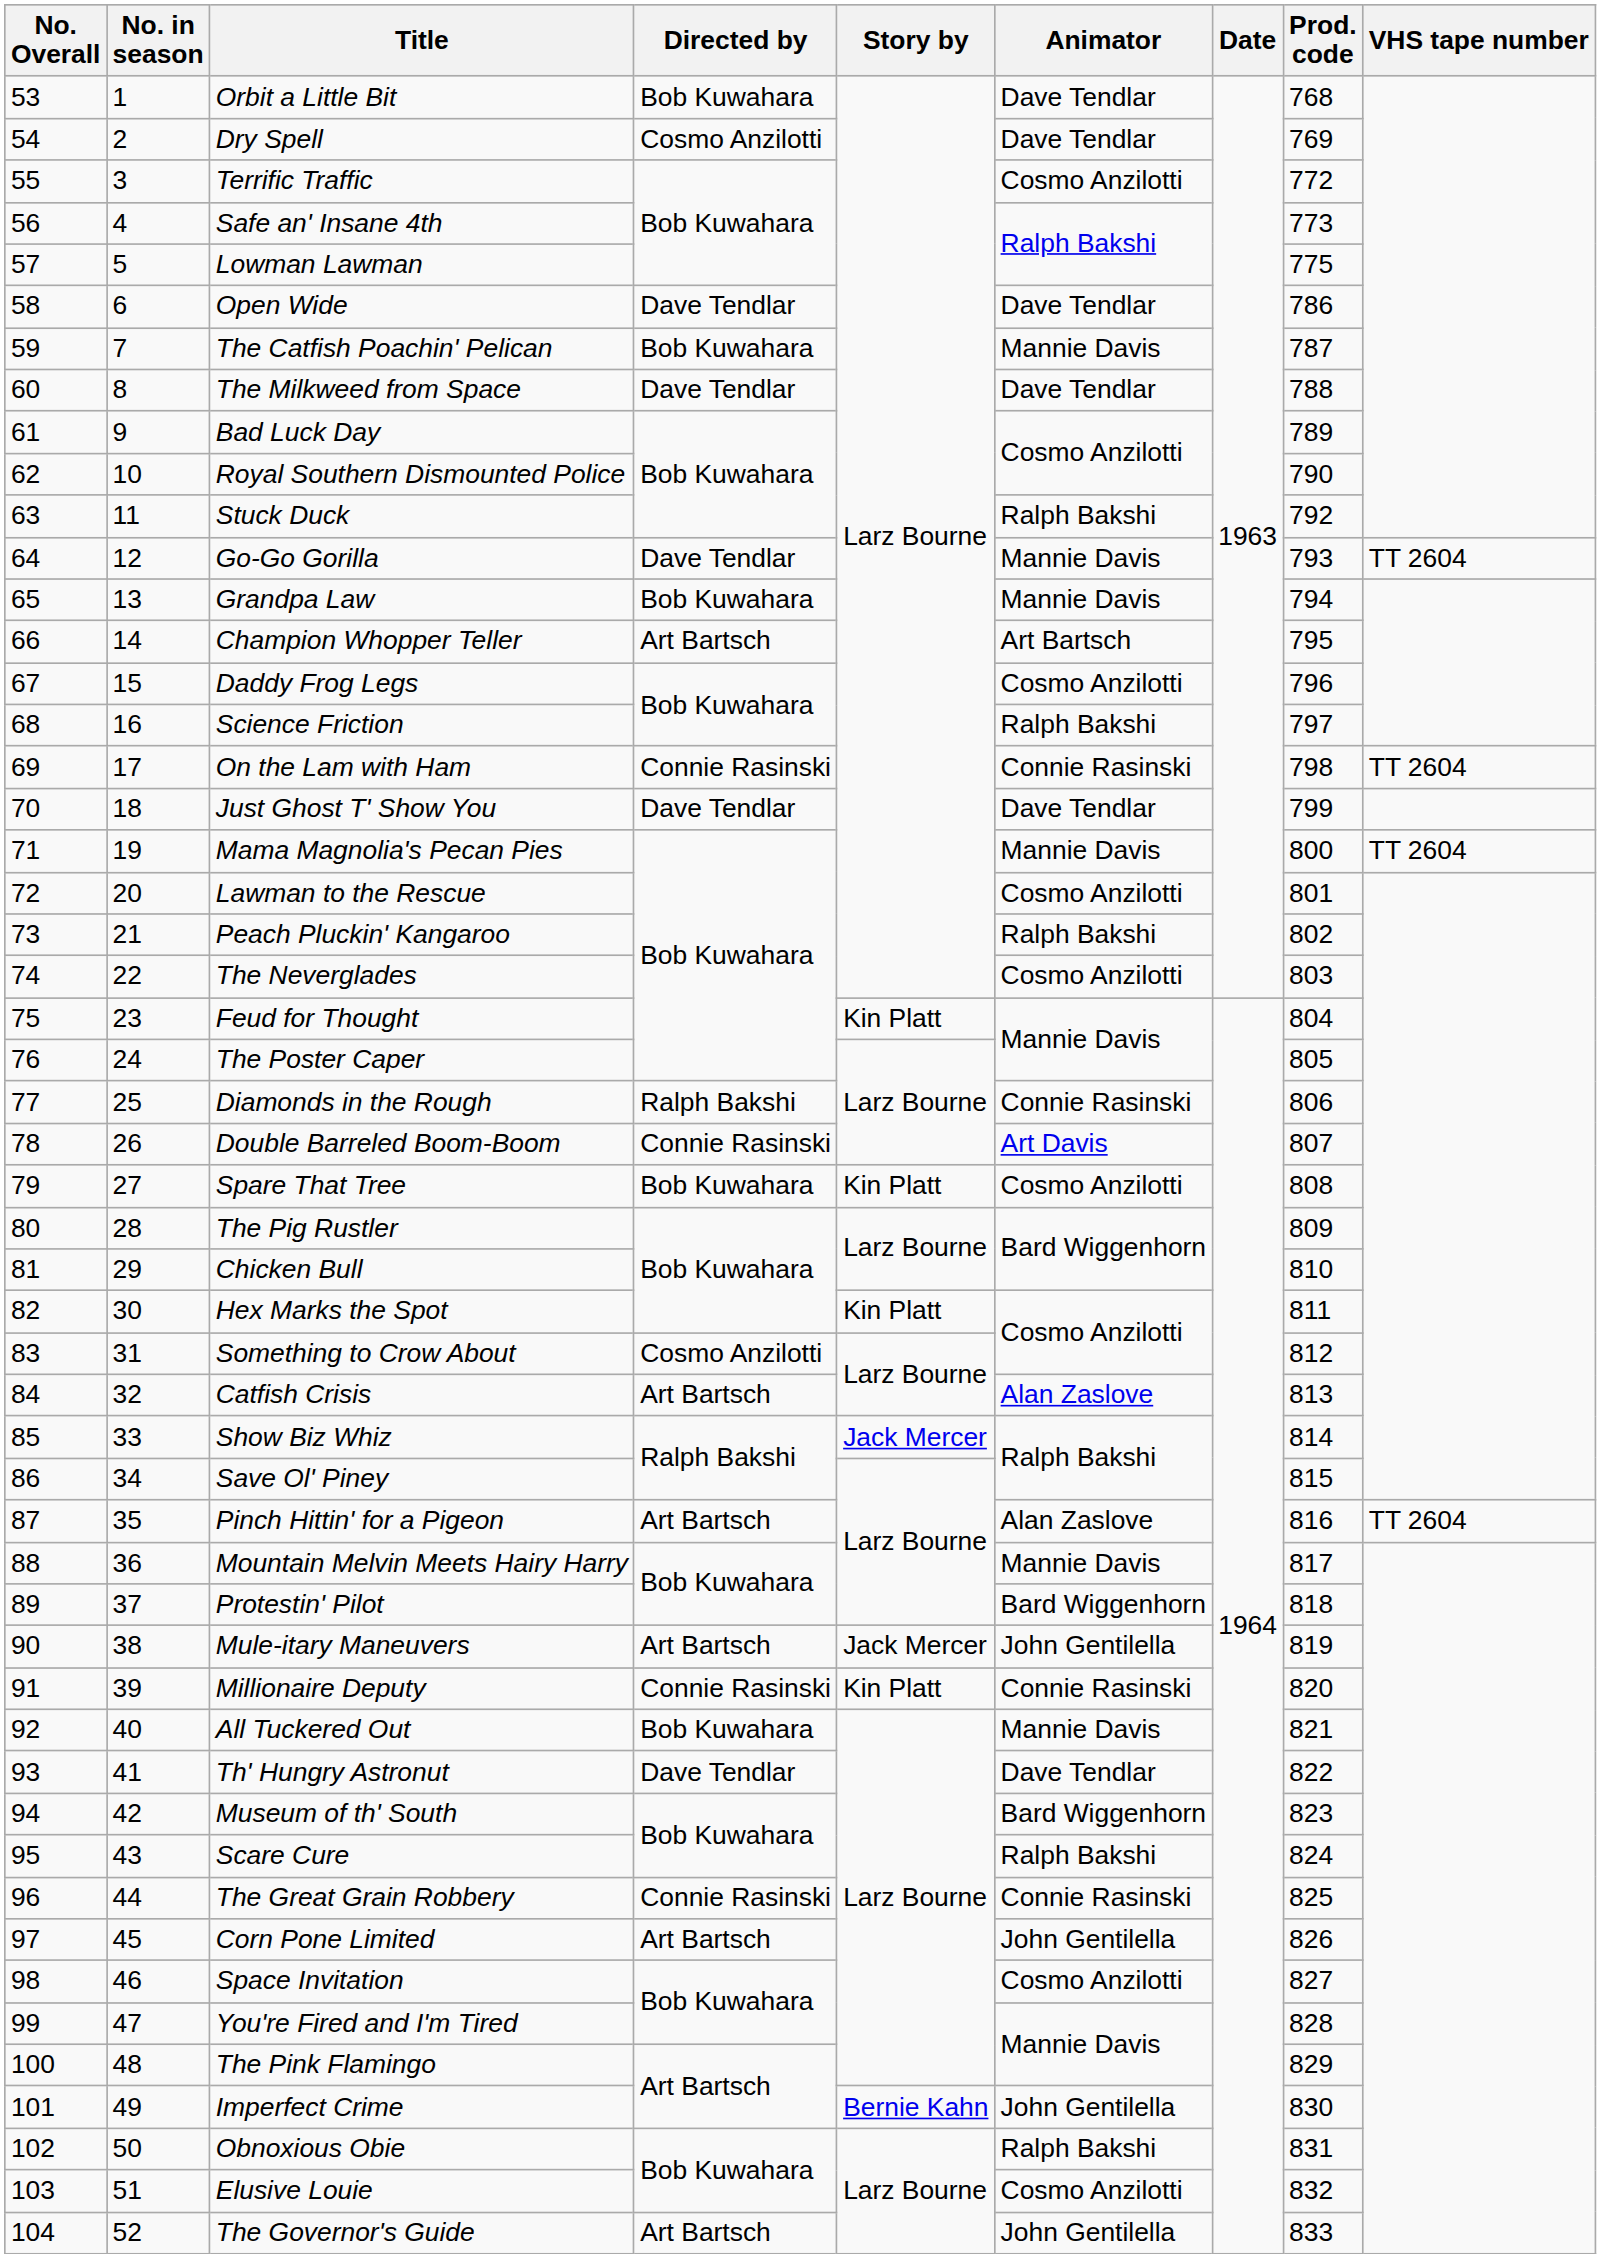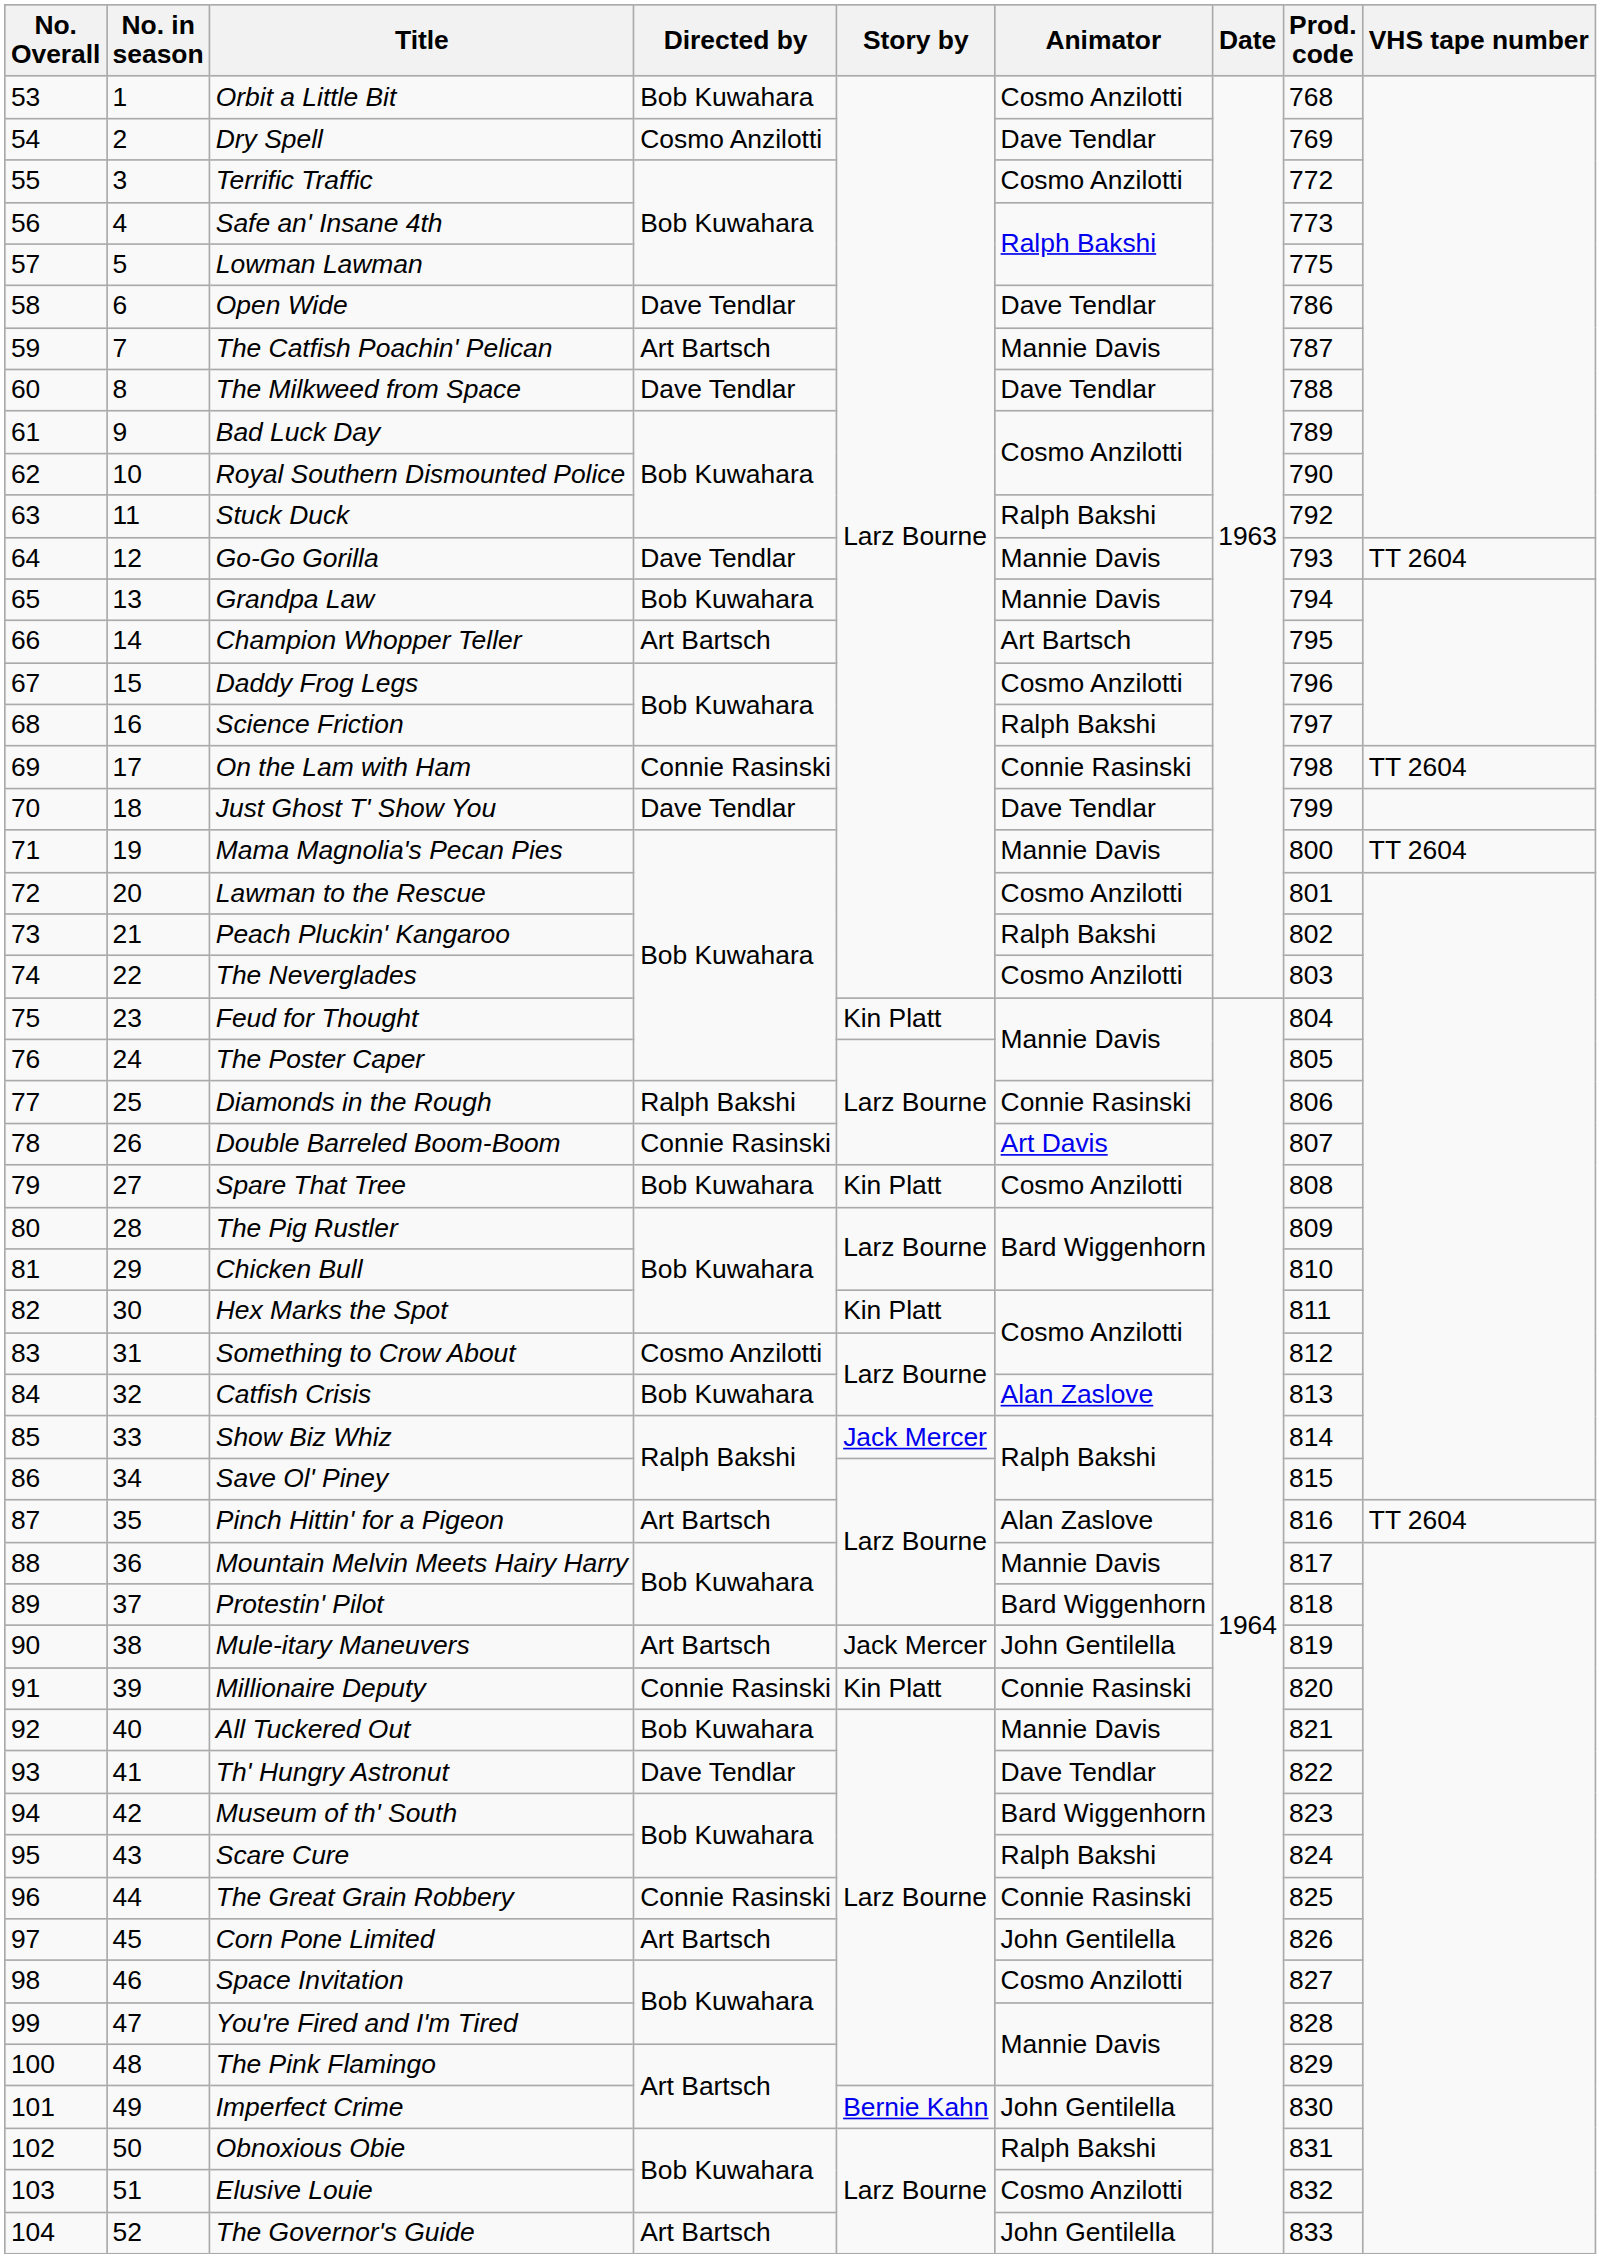(1078, 97) Dave Tendlar -> (1092, 97) Cosmo Anzilotti
(727, 348) Bob Kuwahara -> (705, 348) Art Bartsch
(705, 1394) Art Bartsch -> (727, 1394) Bob Kuwahara
